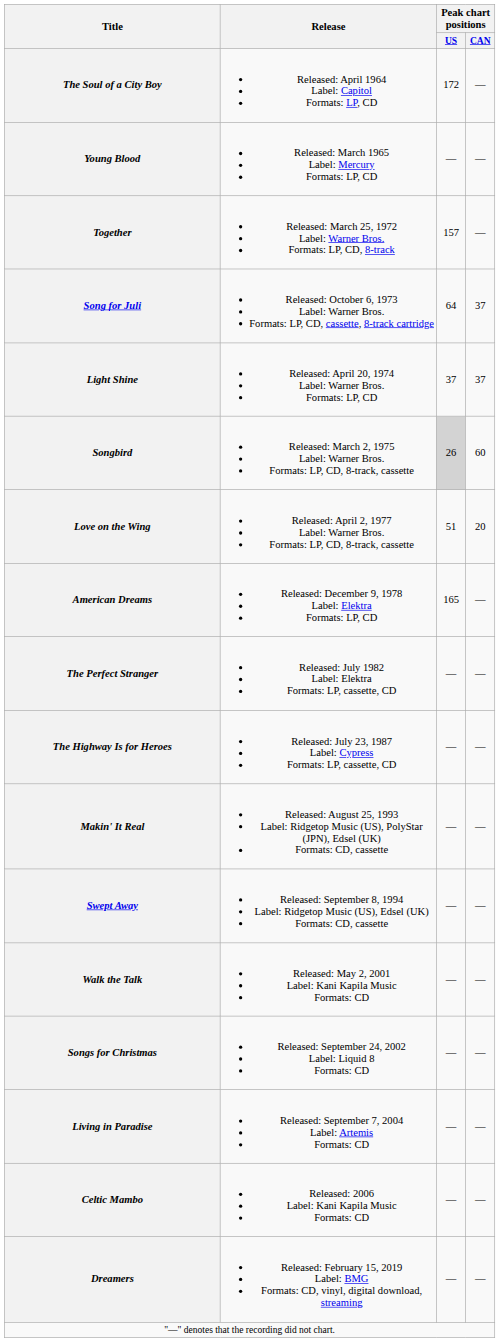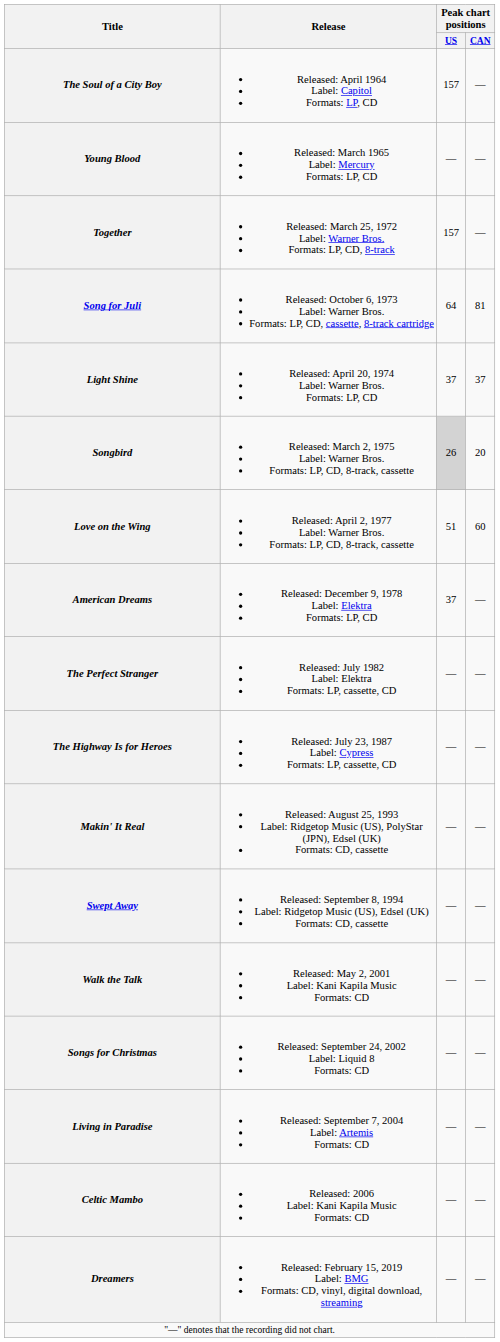(451, 85) 172 -> (451, 85) 157
(480, 306) 37 -> (480, 306) 81
(480, 453) 60 -> (480, 453) 20
(480, 526) 20 -> (480, 526) 60
(451, 600) 165 -> (451, 600) 37
